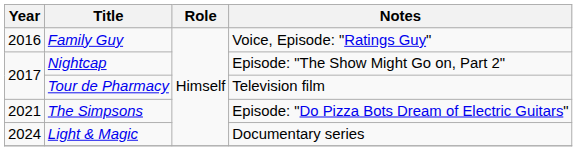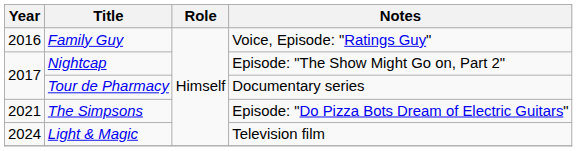(279, 87) Television film -> (298, 87) Documentary series
(298, 134) Documentary series -> (279, 134) Television film
